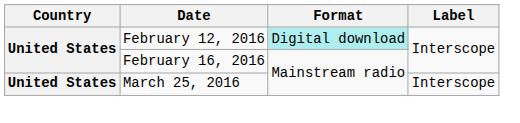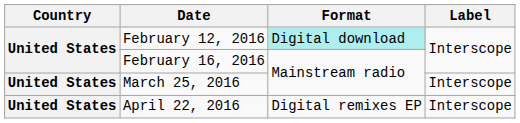+ row: (181, 107)
